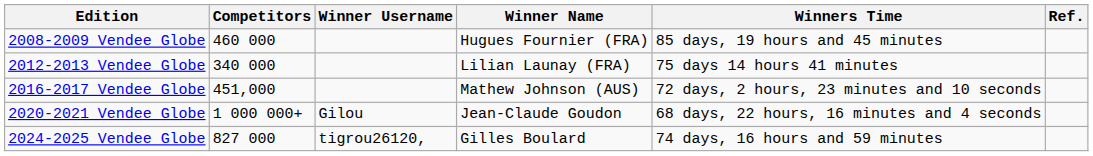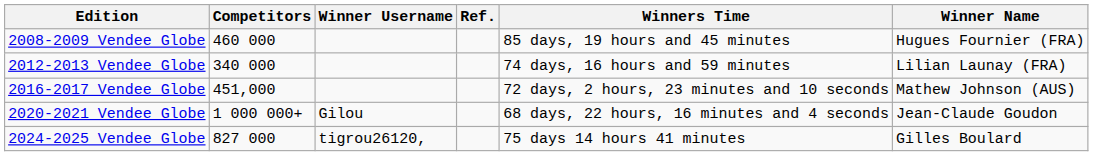columns swapped: (554, 17) <-> (1067, 17)
(777, 65) 75 days 14 hours 41 minutes -> (647, 65) 74 days, 16 hours and 59 minutes
(799, 139) 74 days, 16 hours and 59 minutes -> (624, 139) 75 days 14 hours 41 minutes
